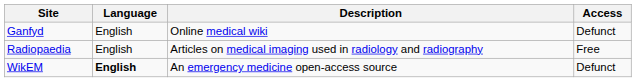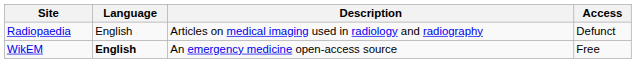- row: (25, 31)
(588, 49) Free -> (596, 31) Defunct
(596, 67) Defunct -> (588, 49) Free
